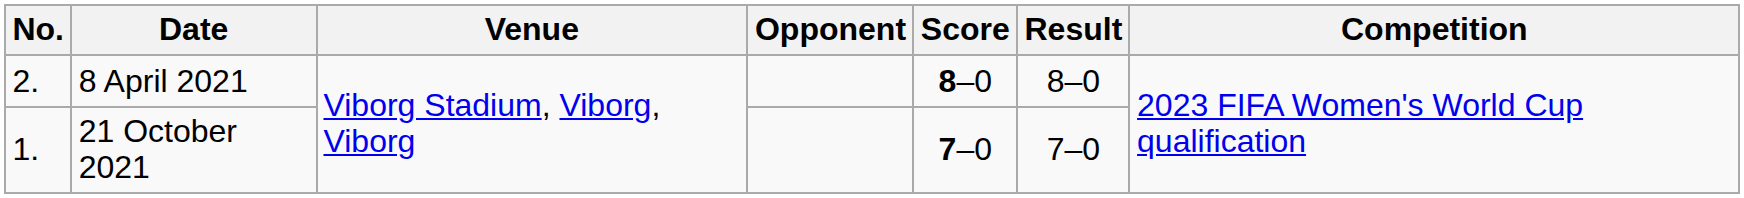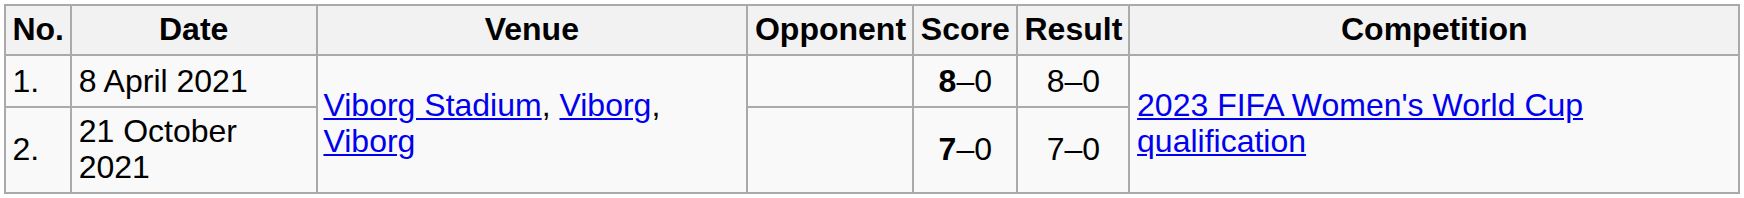(26, 80) 2. -> (26, 80) 1.
(26, 149) 1. -> (26, 149) 2.
